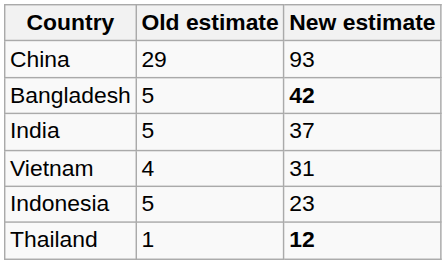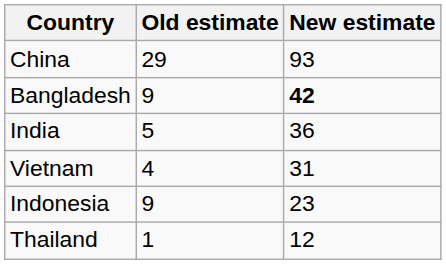(148, 95) 5 -> (148, 95) 9
(302, 131) 37 -> (302, 131) 36
(148, 204) 5 -> (148, 204) 9
(302, 240) bold -> (302, 240) normal
